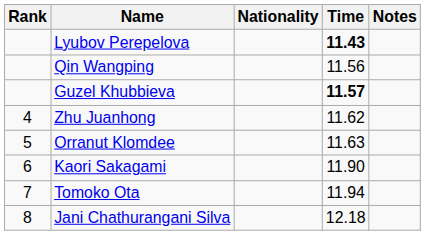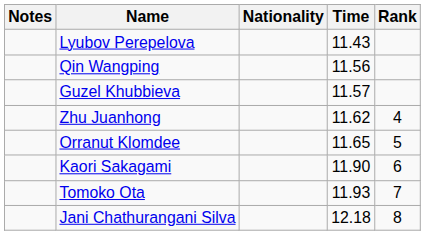columns swapped: (28, 17) <-> (395, 17)
(346, 42) bold -> (351, 42) normal
(346, 92) bold -> (351, 92) normal
(346, 142) 11.63 -> (351, 142) 11.65
(346, 192) 11.94 -> (351, 192) 11.93
